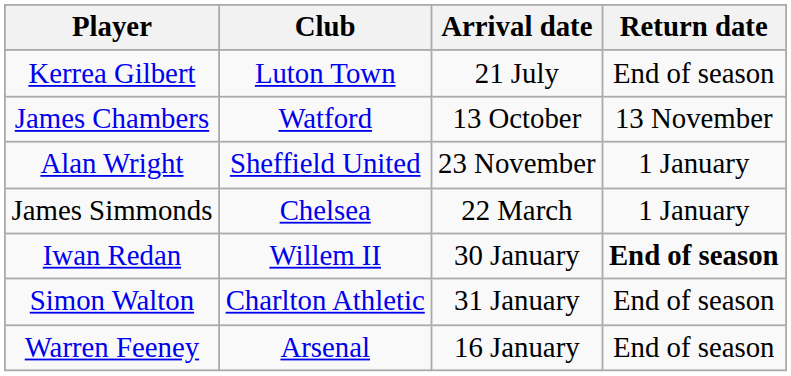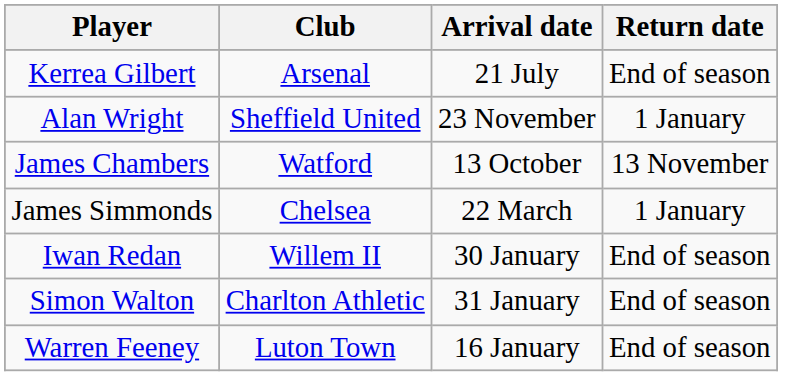(325, 73) Luton Town -> (325, 73) Arsenal
rows swapped: (112, 118) <-> (112, 164)
(694, 255) bold -> (690, 255) normal
(325, 347) Arsenal -> (325, 347) Luton Town
